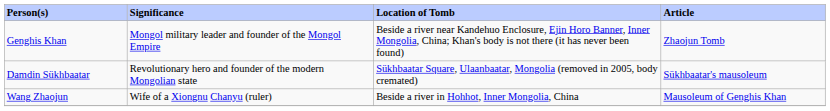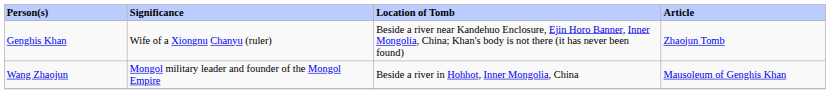(235, 40) Mongol military leader and founder of the Mongol Empire -> (201, 40) Wife of a Xiongnu Chanyu (ruler)
- row: (48, 74)
(201, 97) Wife of a Xiongnu Chanyu (ruler) -> (235, 74) Mongol military leader and founder of the Mongol Empire
